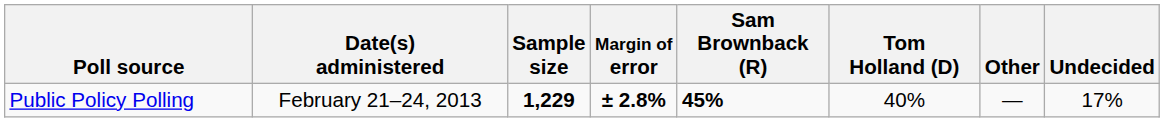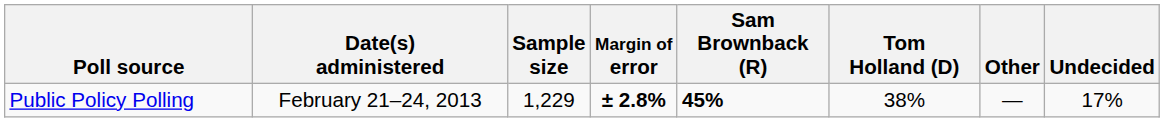(549, 100) bold -> (549, 100) normal
(904, 100) 40% -> (904, 100) 38%
